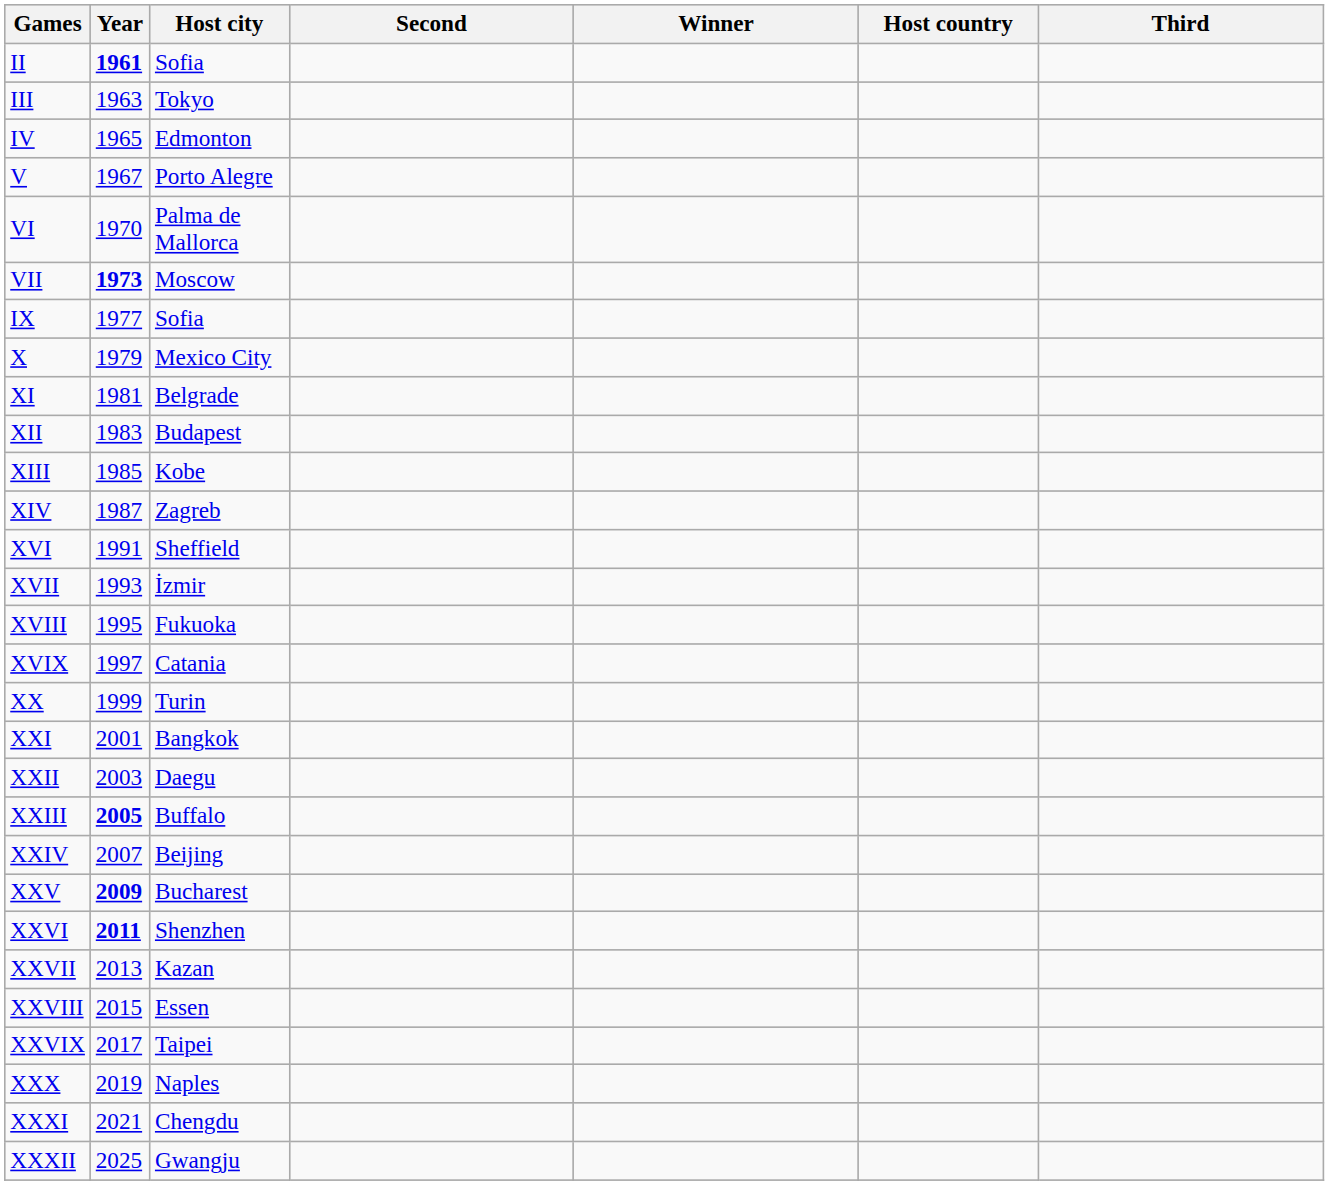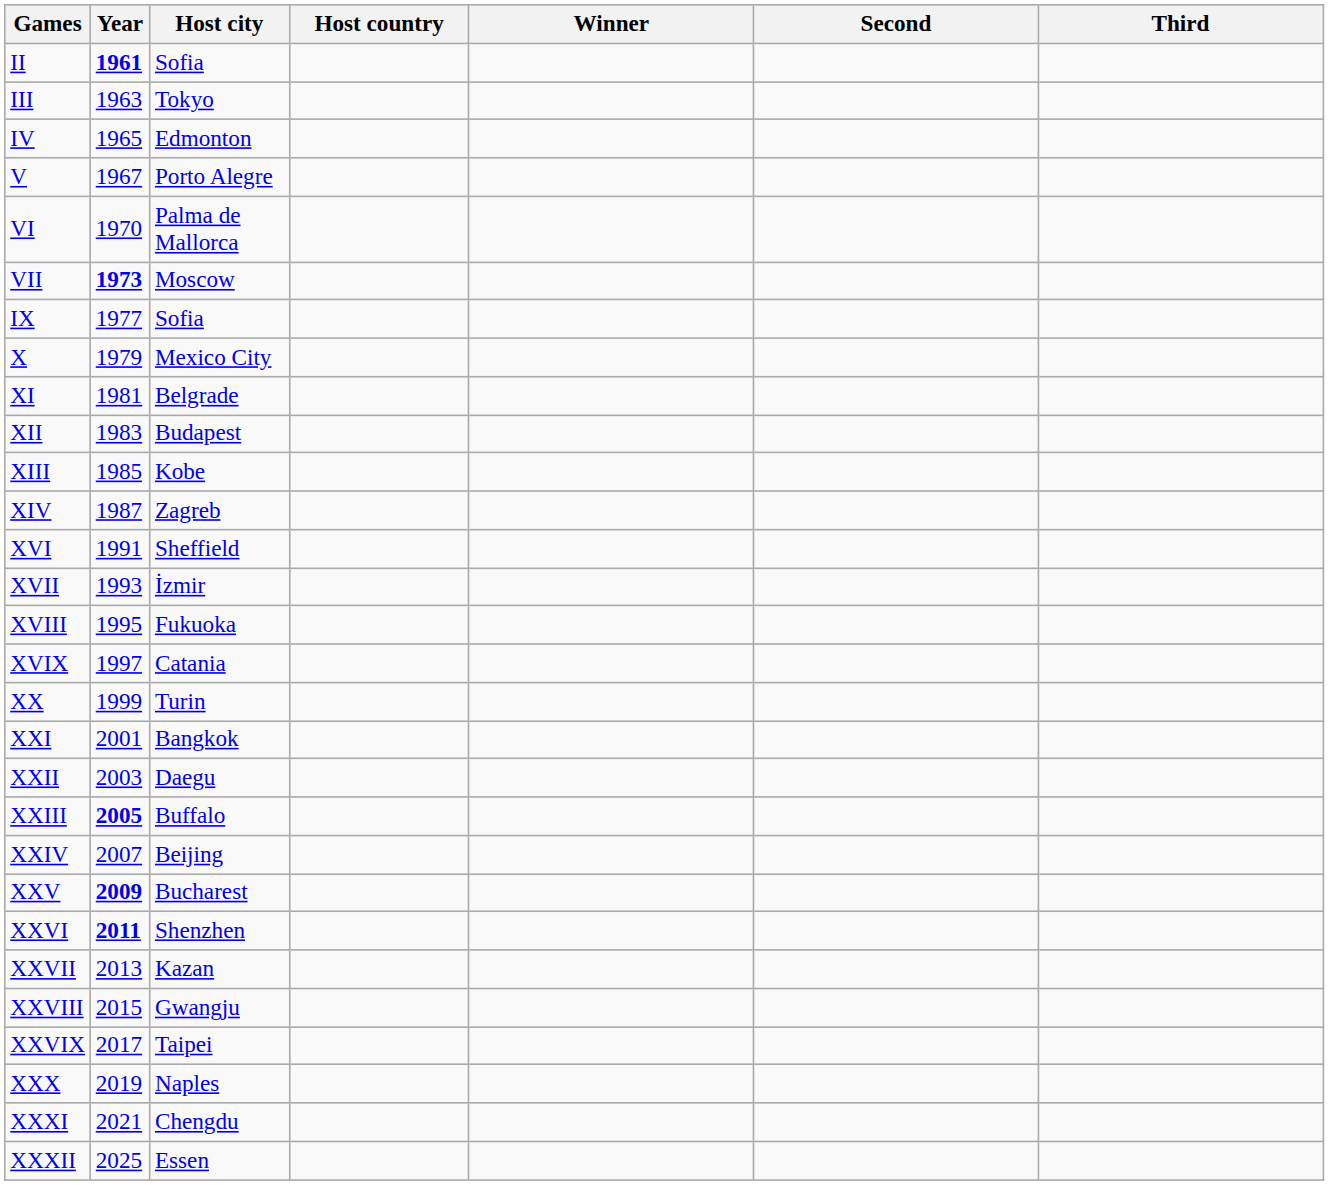columns swapped: (948, 24) <-> (431, 24)
(182, 1007) Essen -> (197, 1007) Gwangju
(197, 1160) Gwangju -> (182, 1160) Essen
